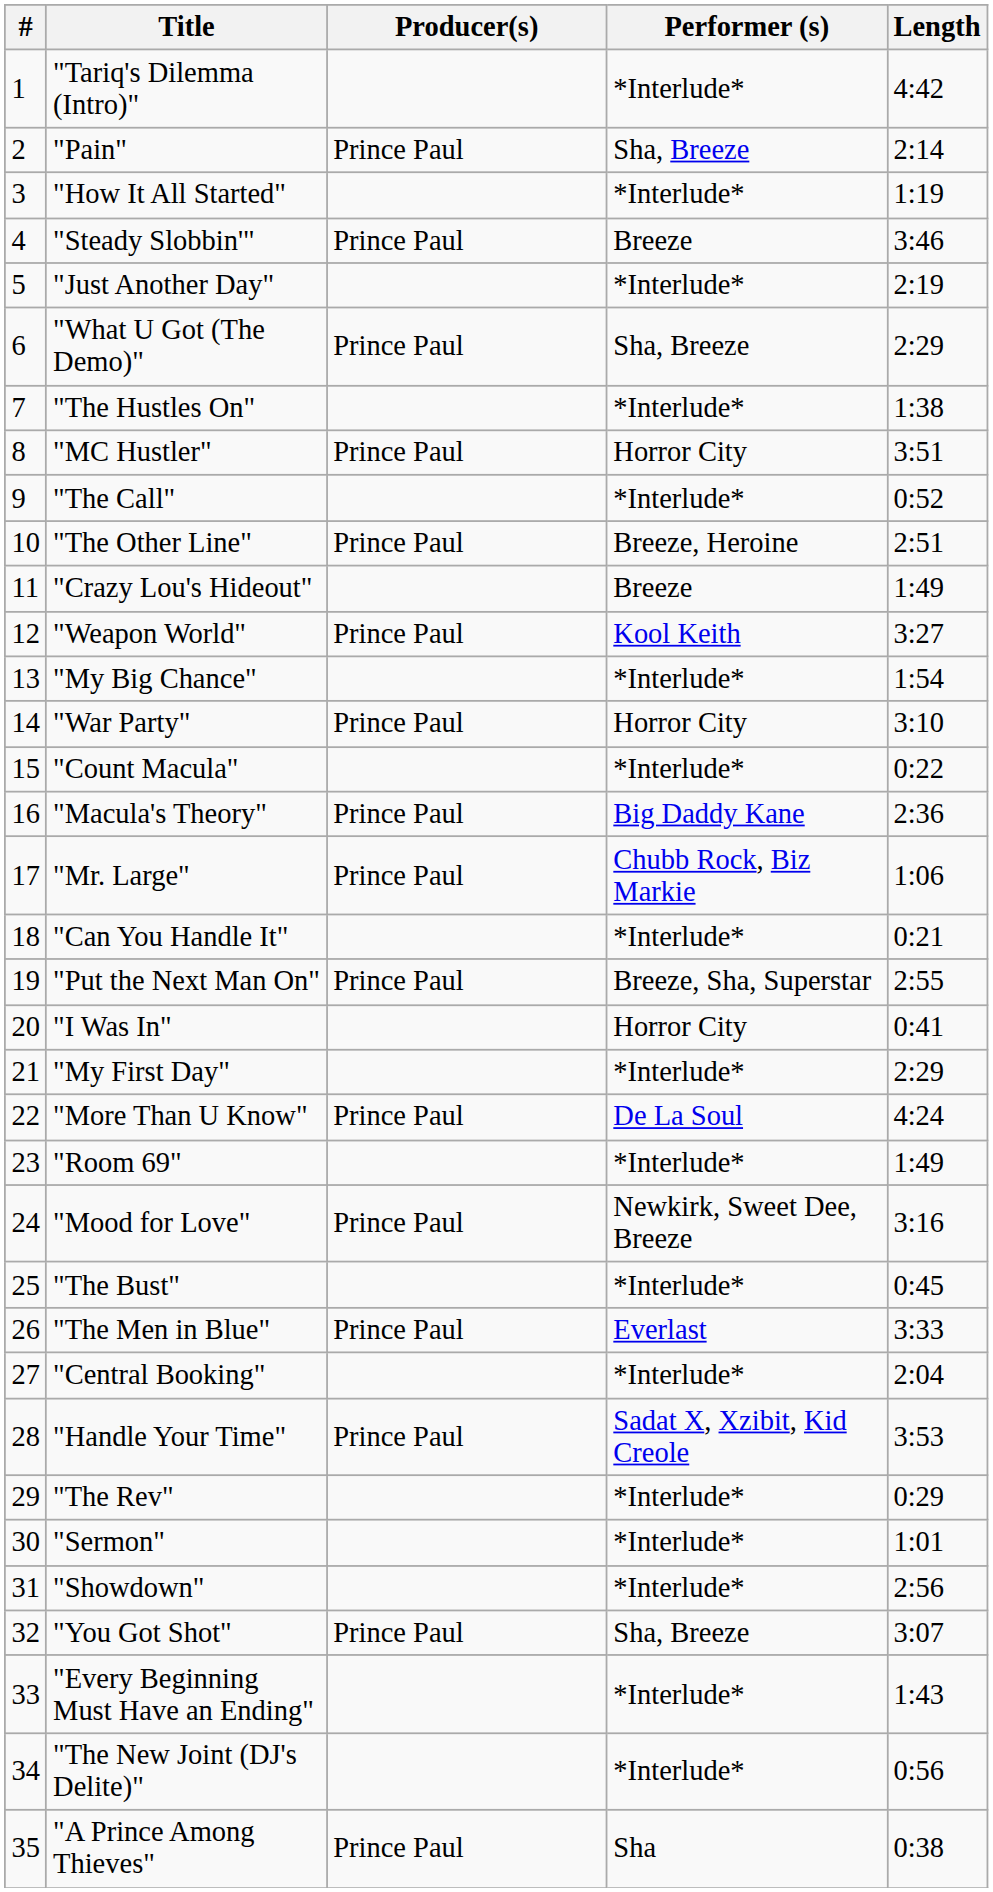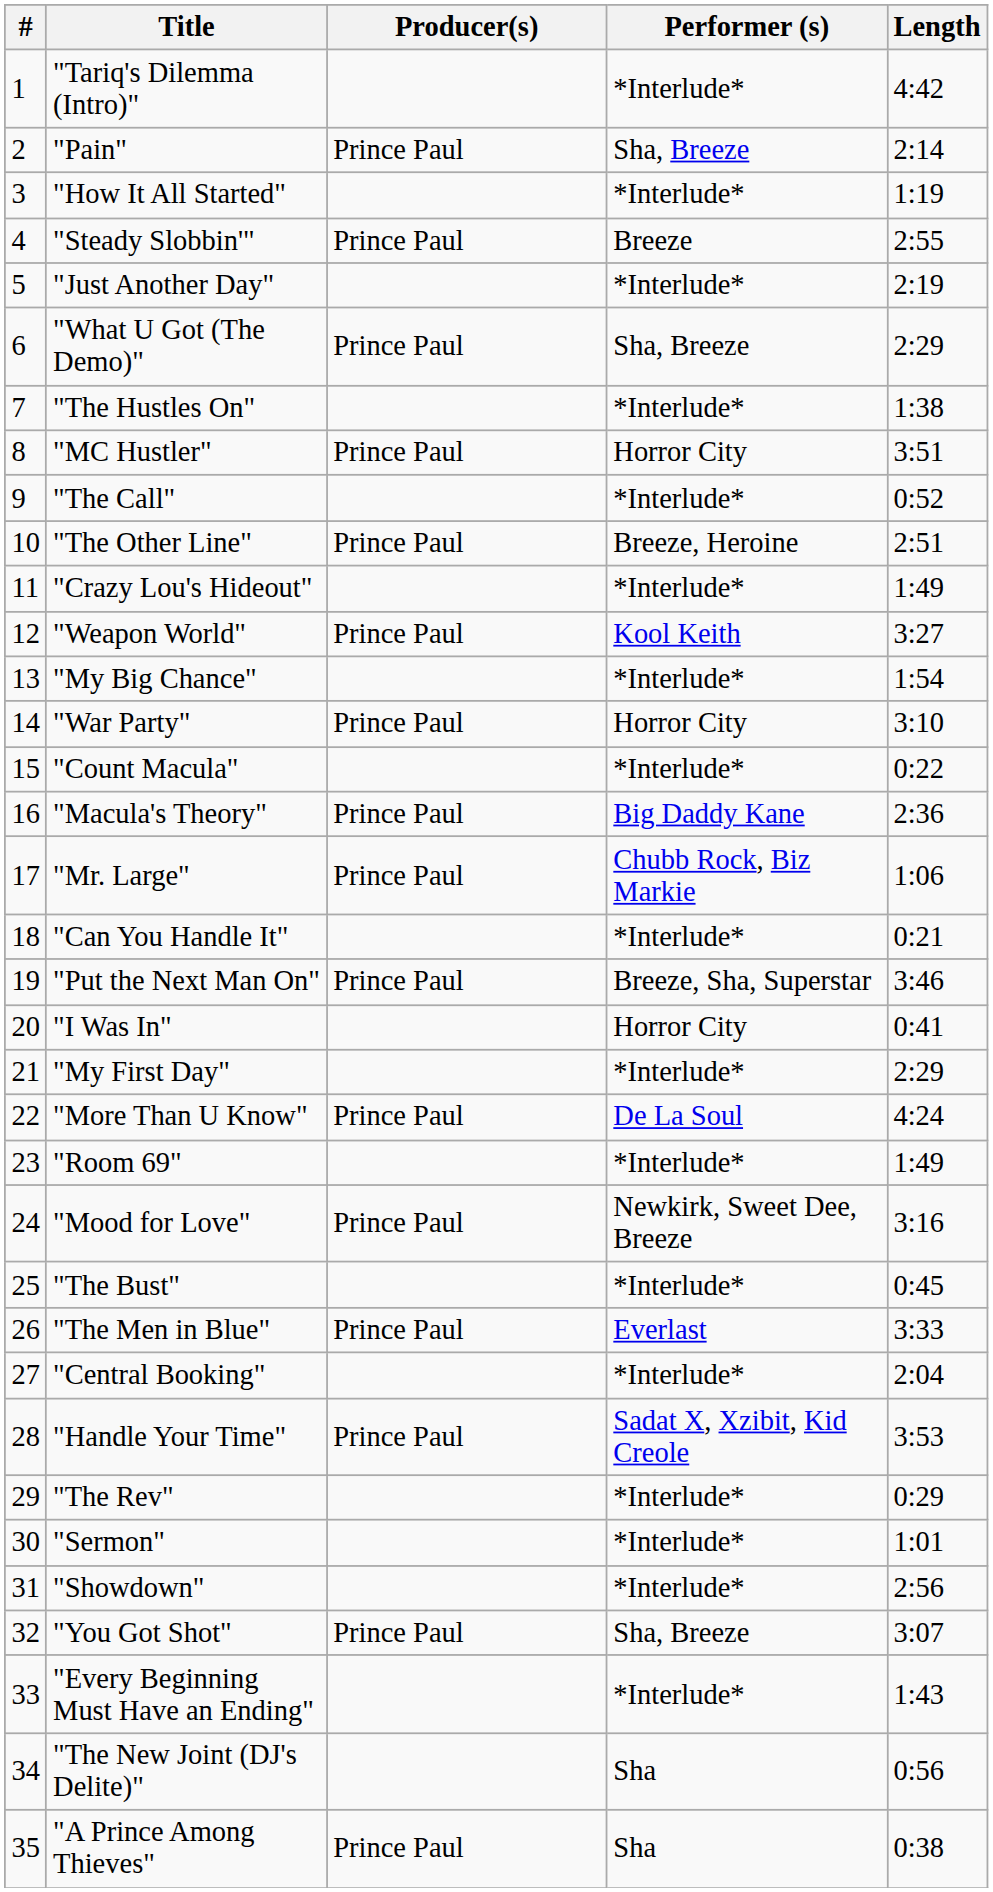(919, 239) 3:46 -> (919, 239) 2:55
(653, 588) Breeze -> (679, 588) *Interlude*
(919, 981) 2:55 -> (919, 981) 3:46
(679, 1771) *Interlude* -> (635, 1771) Sha
